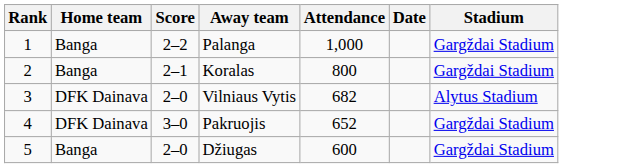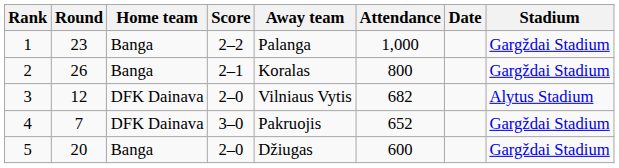+ column: (79, 17)
